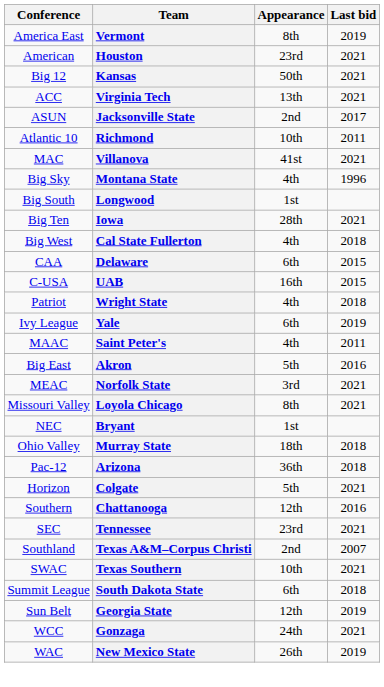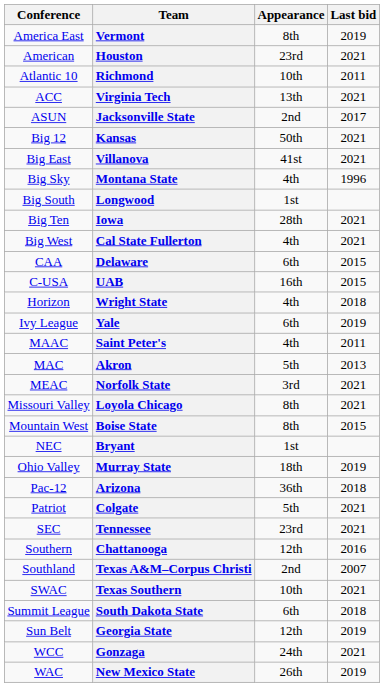rows swapped: (125, 138) <-> (116, 76)
(49, 158) MAC -> (49, 158) Big East
(353, 240) 2018 -> (353, 240) 2021
(49, 302) Patriot -> (49, 302) Horizon
(49, 364) Big East -> (49, 364) MAC
(353, 364) 2016 -> (353, 364) 2013
+ row: (126, 425)
(353, 446) 2018 -> (353, 466) 2019
(49, 487) Horizon -> (49, 508) Patriot
rows swapped: (123, 528) <-> (131, 508)
